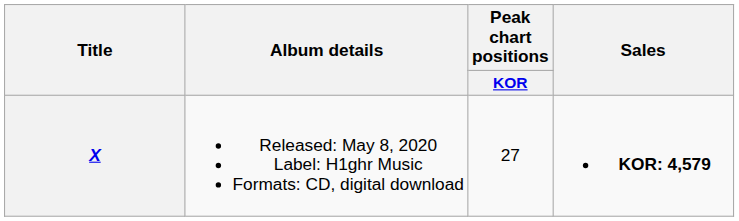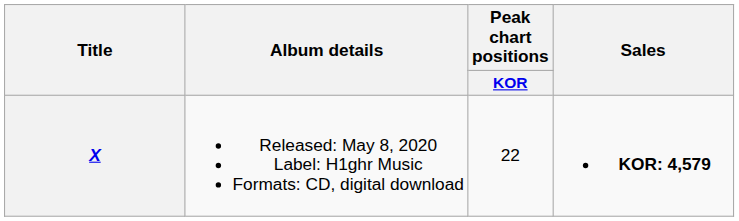(510, 155) 27 -> (510, 155) 22
